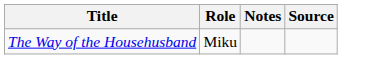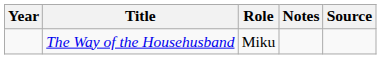+ column: (24, 16)
